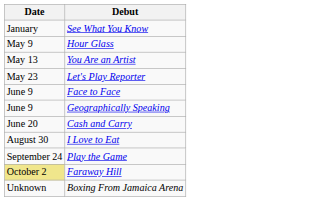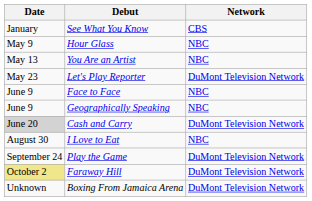+ column: (246, 12)
(22, 124) no background -> (22, 124) lightgrey background
